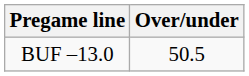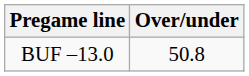(187, 53) 50.5 -> (187, 53) 50.8
